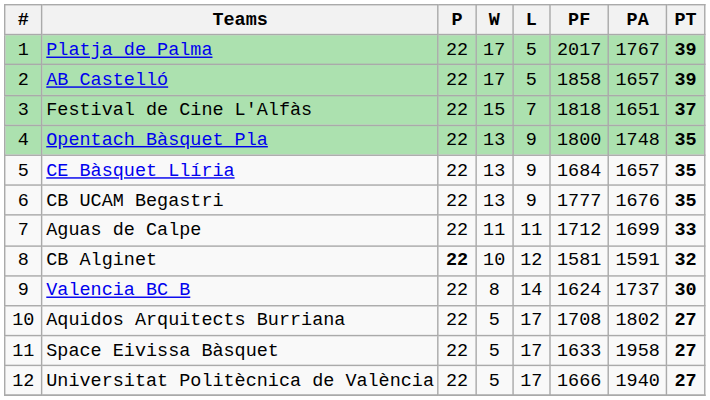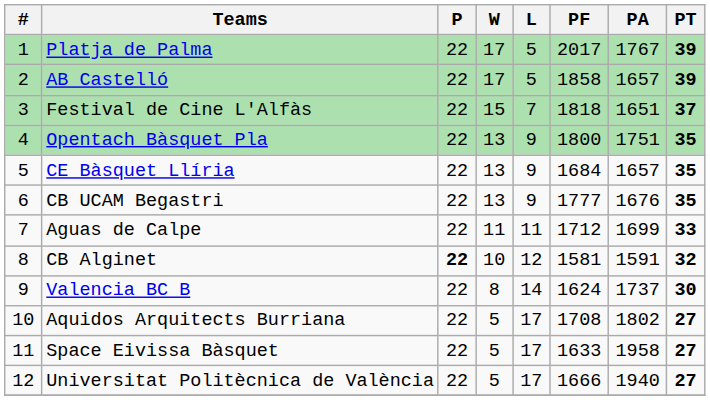(638, 140) 1748 -> (638, 140) 1751
